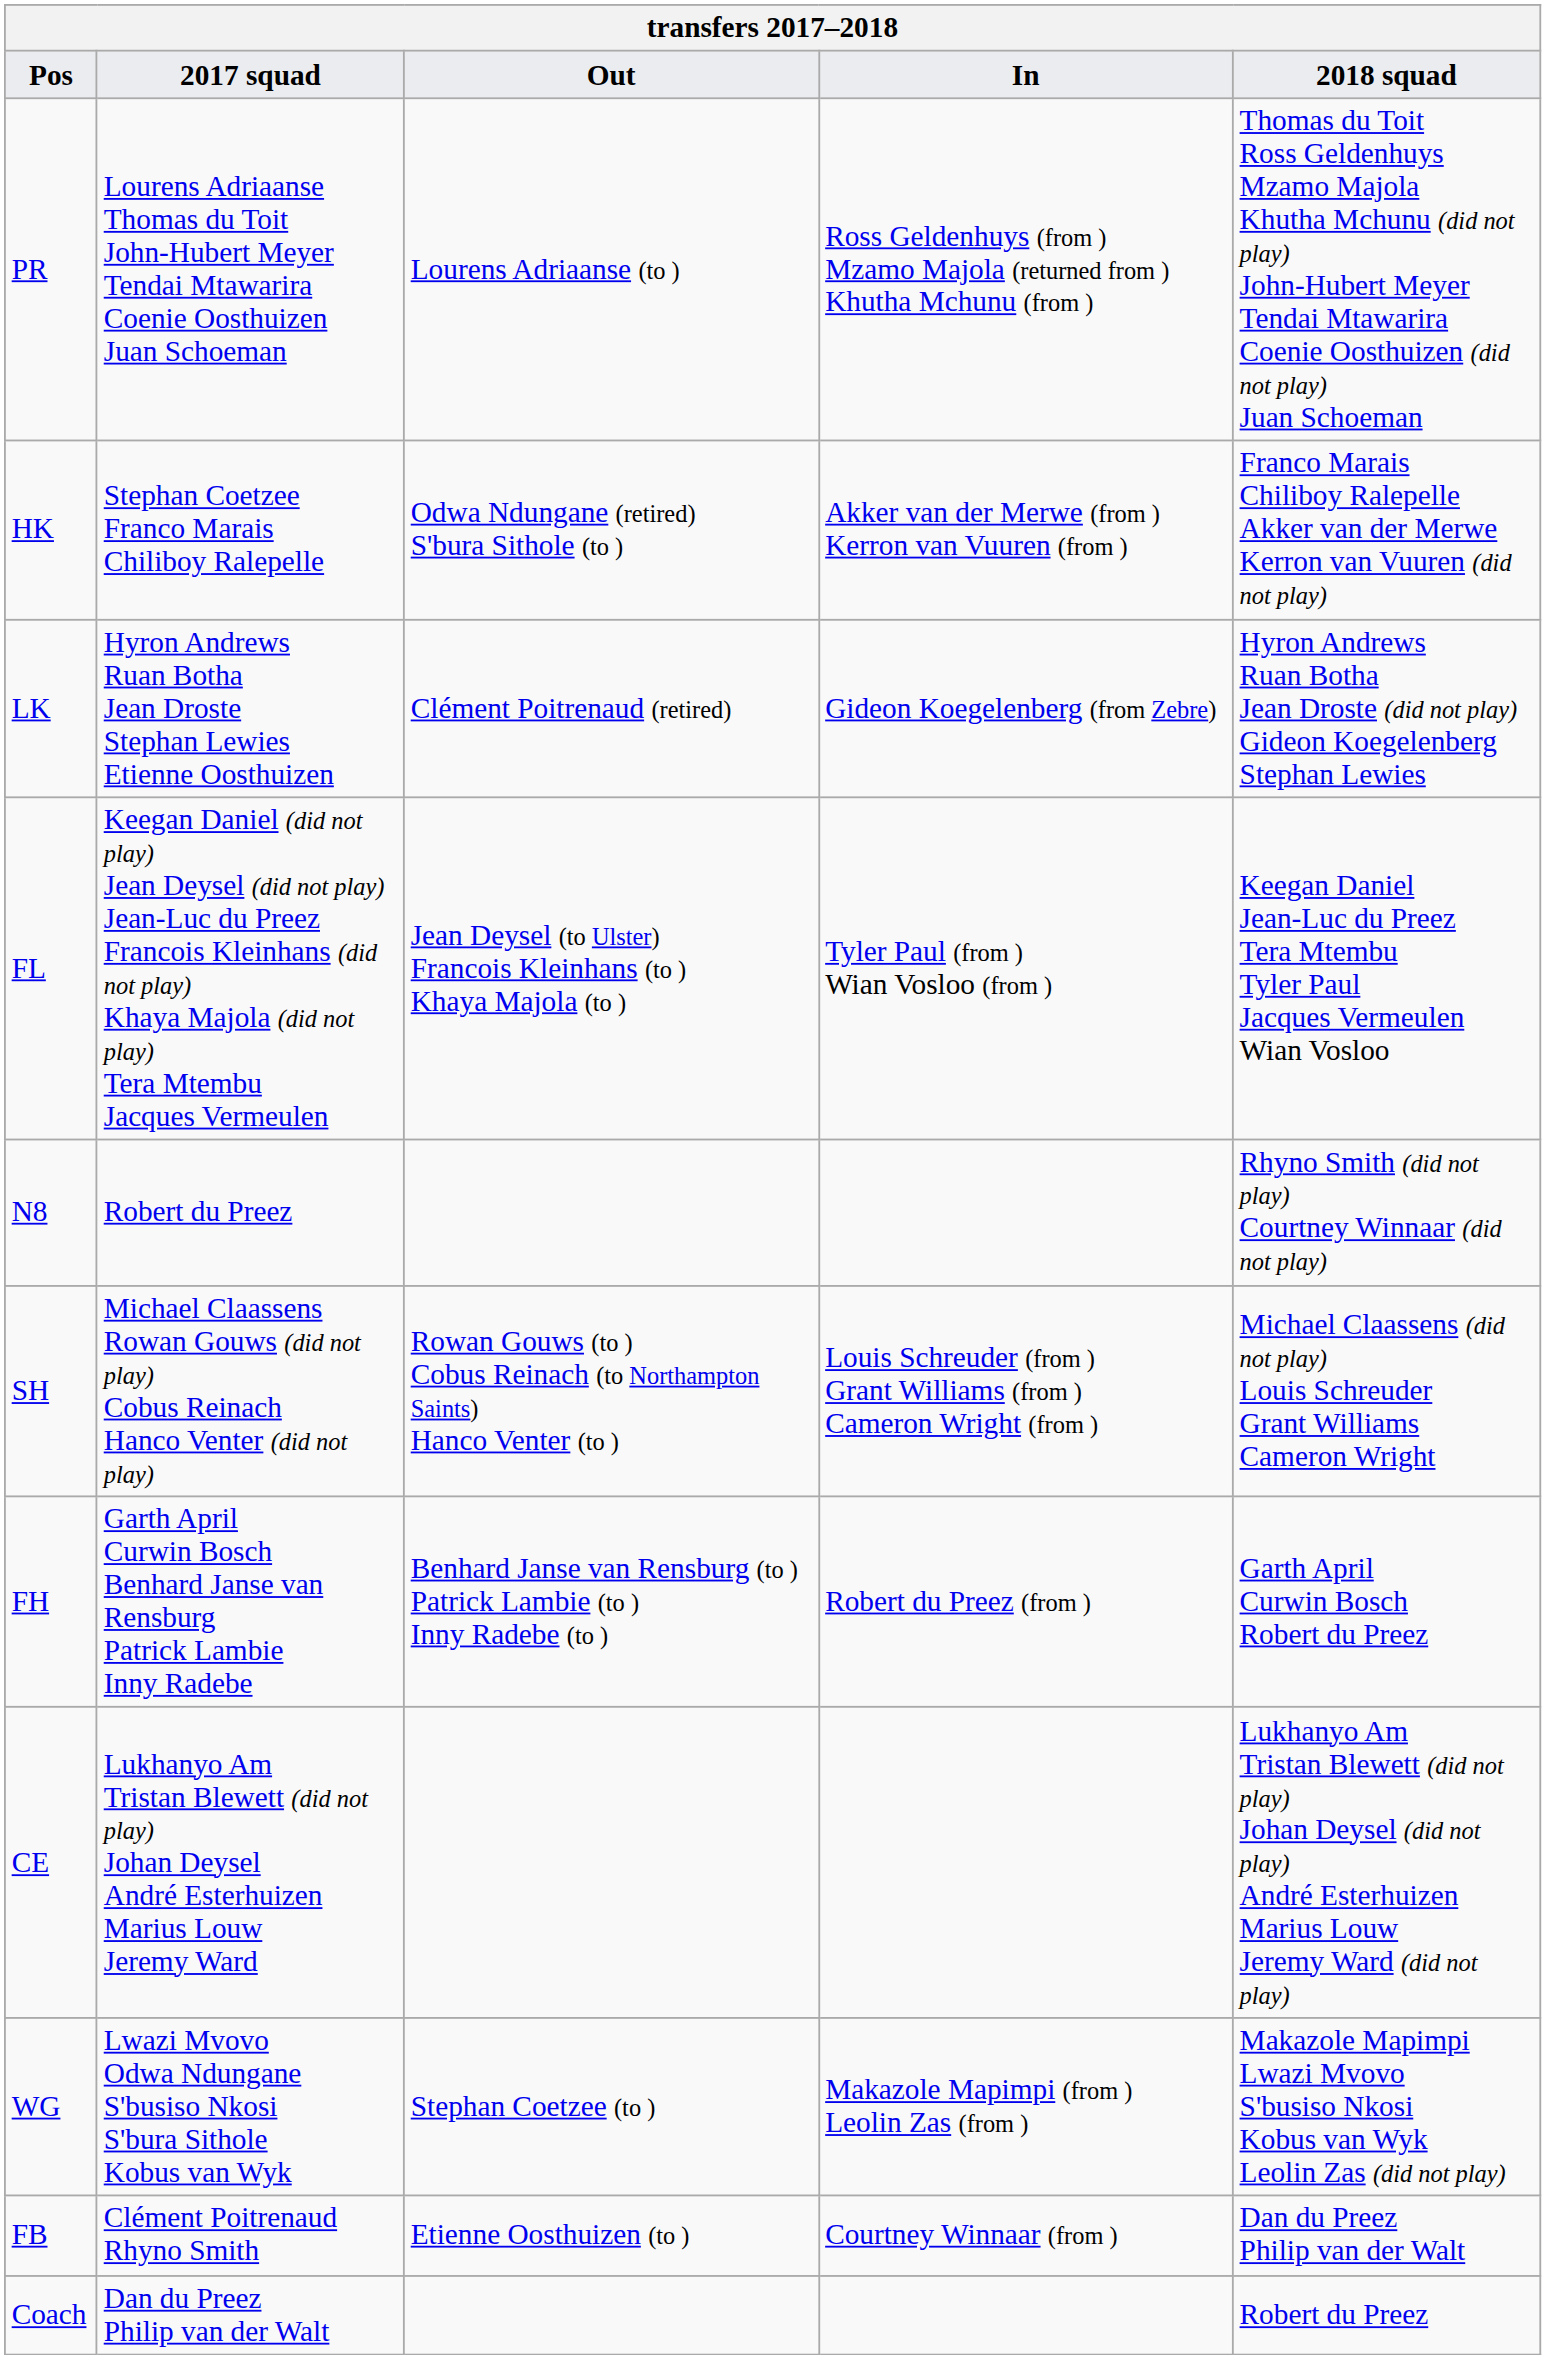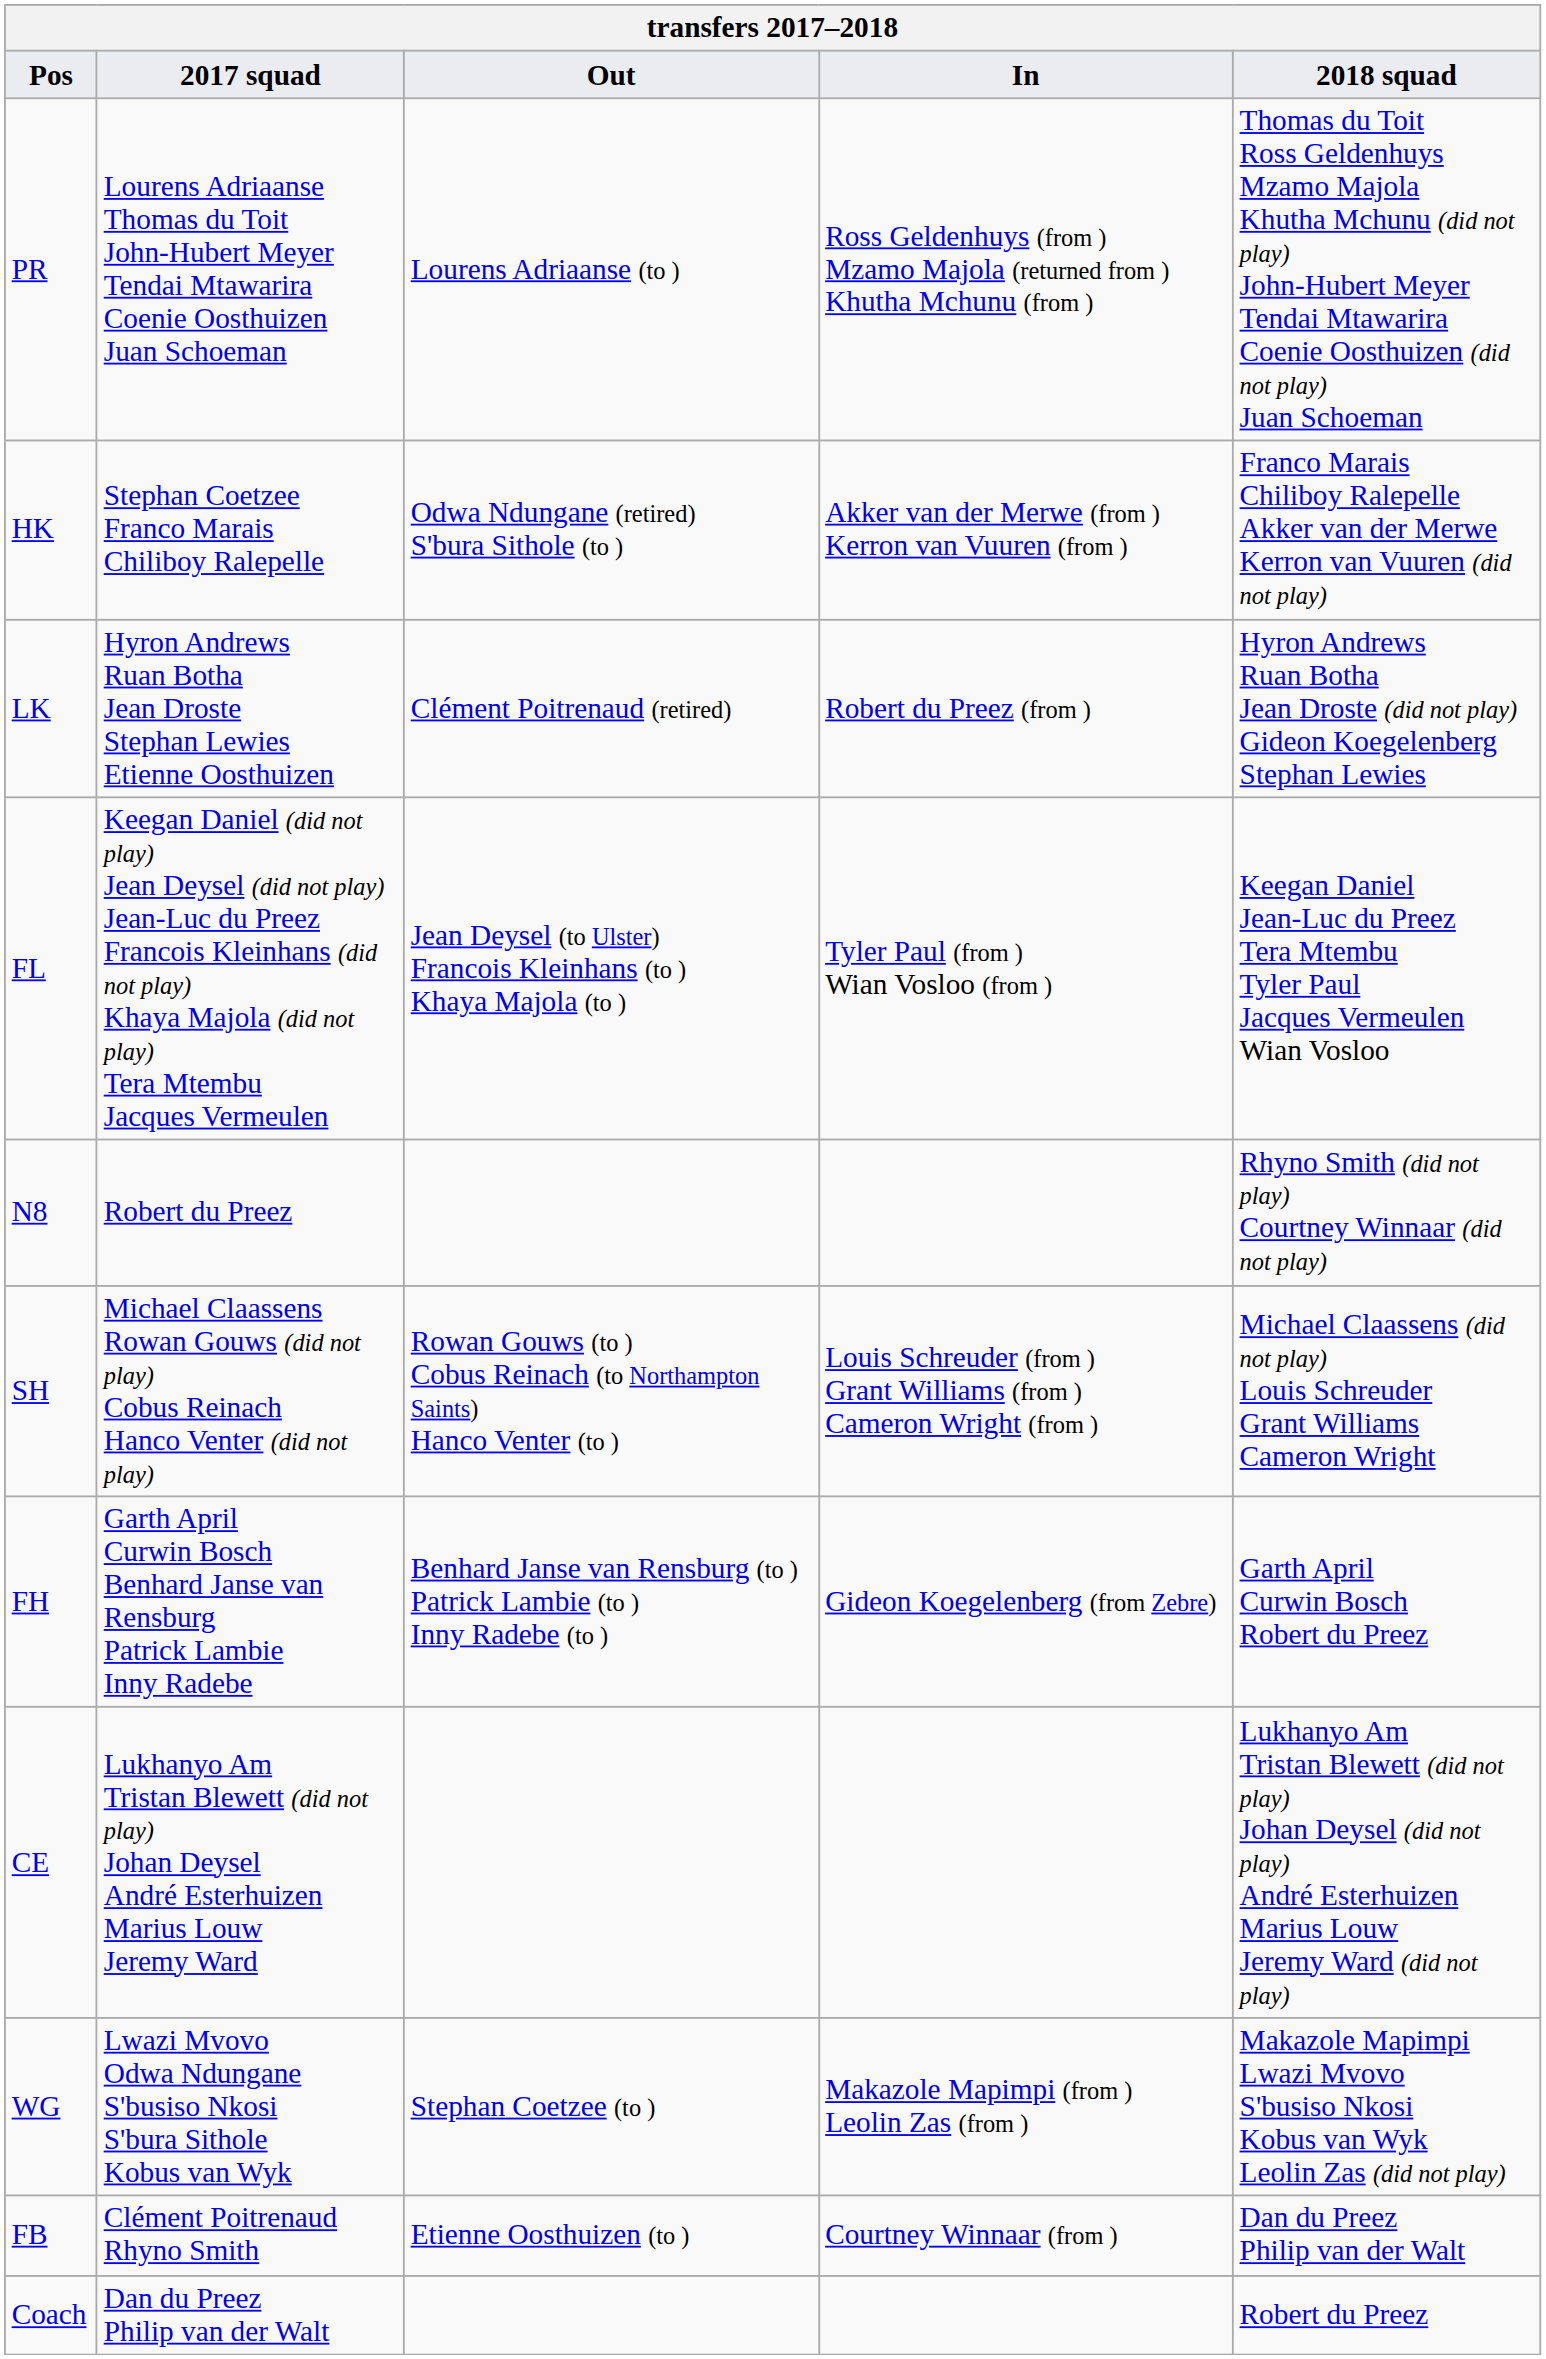(1021, 707) Gideon Koegelenberg (from Zebre) -> (958, 707) Robert du Preez (from )
(958, 1601) Robert du Preez (from ) -> (1021, 1601) Gideon Koegelenberg (from Zebre)
